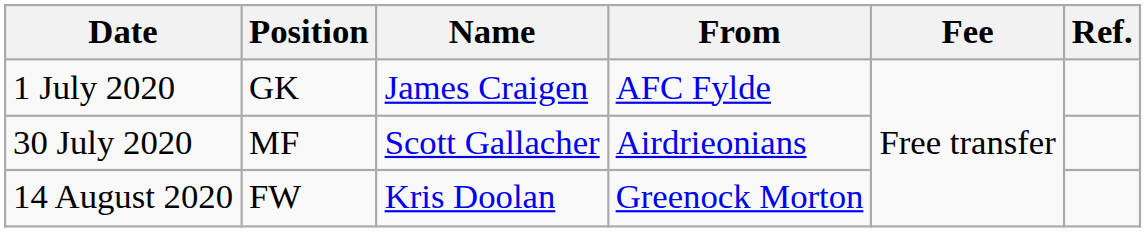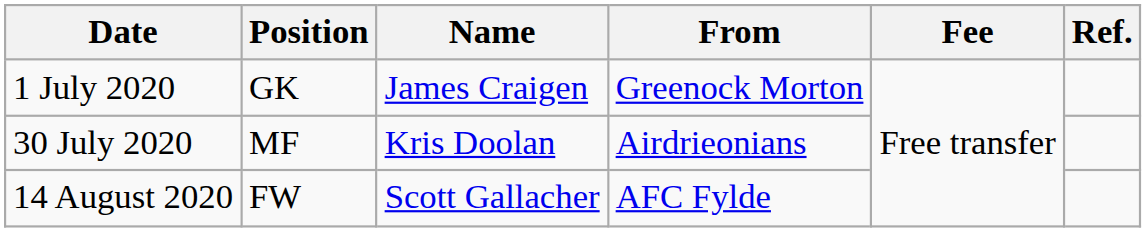(693, 87) AFC Fylde -> (740, 87) Greenock Morton
(492, 142) Scott Gallacher -> (470, 142) Kris Doolan
(470, 197) Kris Doolan -> (492, 197) Scott Gallacher
(740, 197) Greenock Morton -> (693, 197) AFC Fylde
